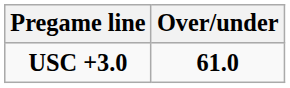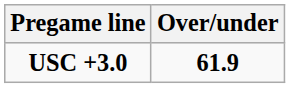(218, 62) 61.0 -> (218, 62) 61.9
